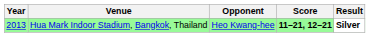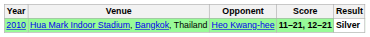(16, 26) 2013 -> (16, 26) 2010
